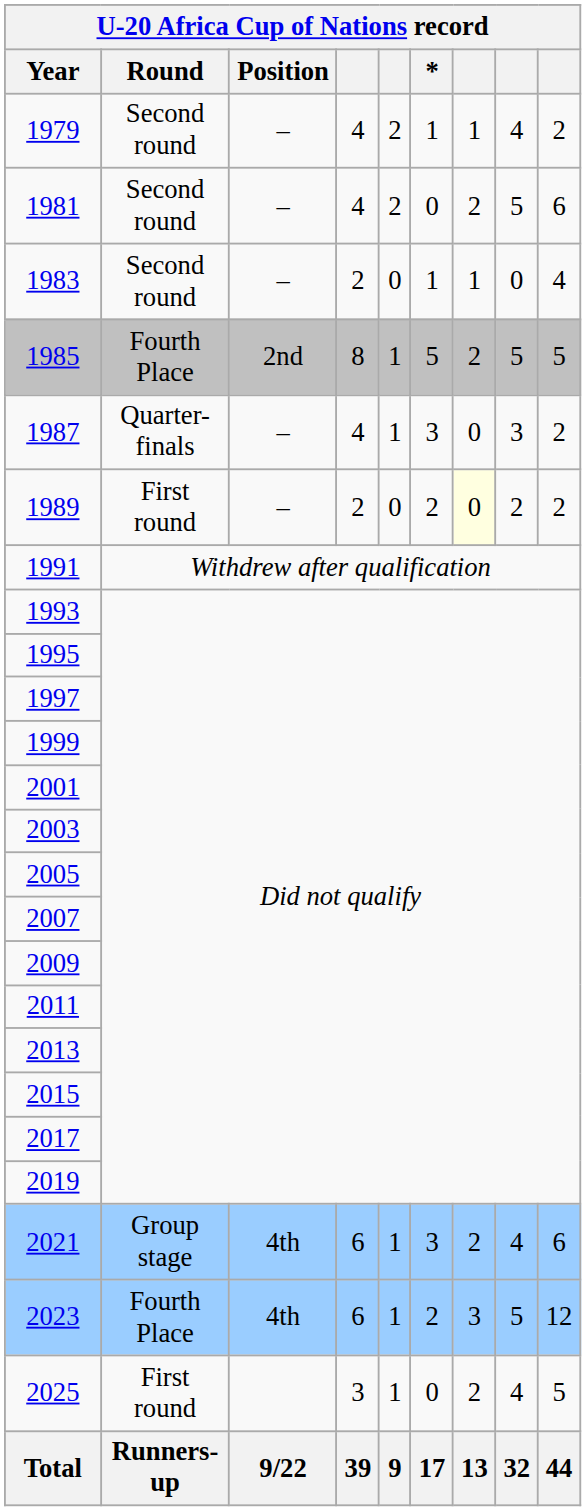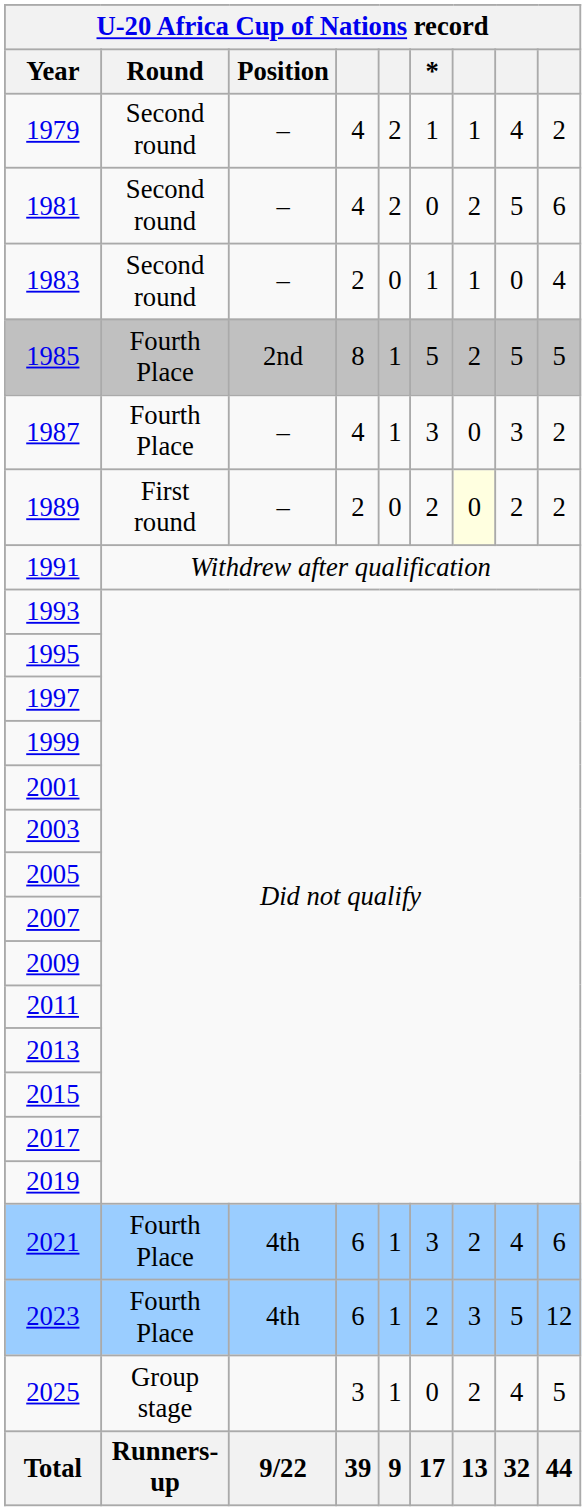(165, 432) Quarter-finals -> (165, 432) Fourth Place
(165, 1241) Group stage -> (165, 1241) Fourth Place
(165, 1392) First round -> (165, 1392) Group stage
